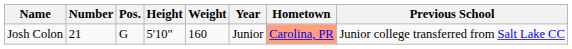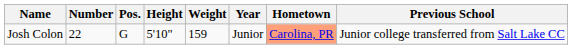(75, 34) 21 -> (75, 34) 22
(198, 34) 160 -> (198, 34) 159
